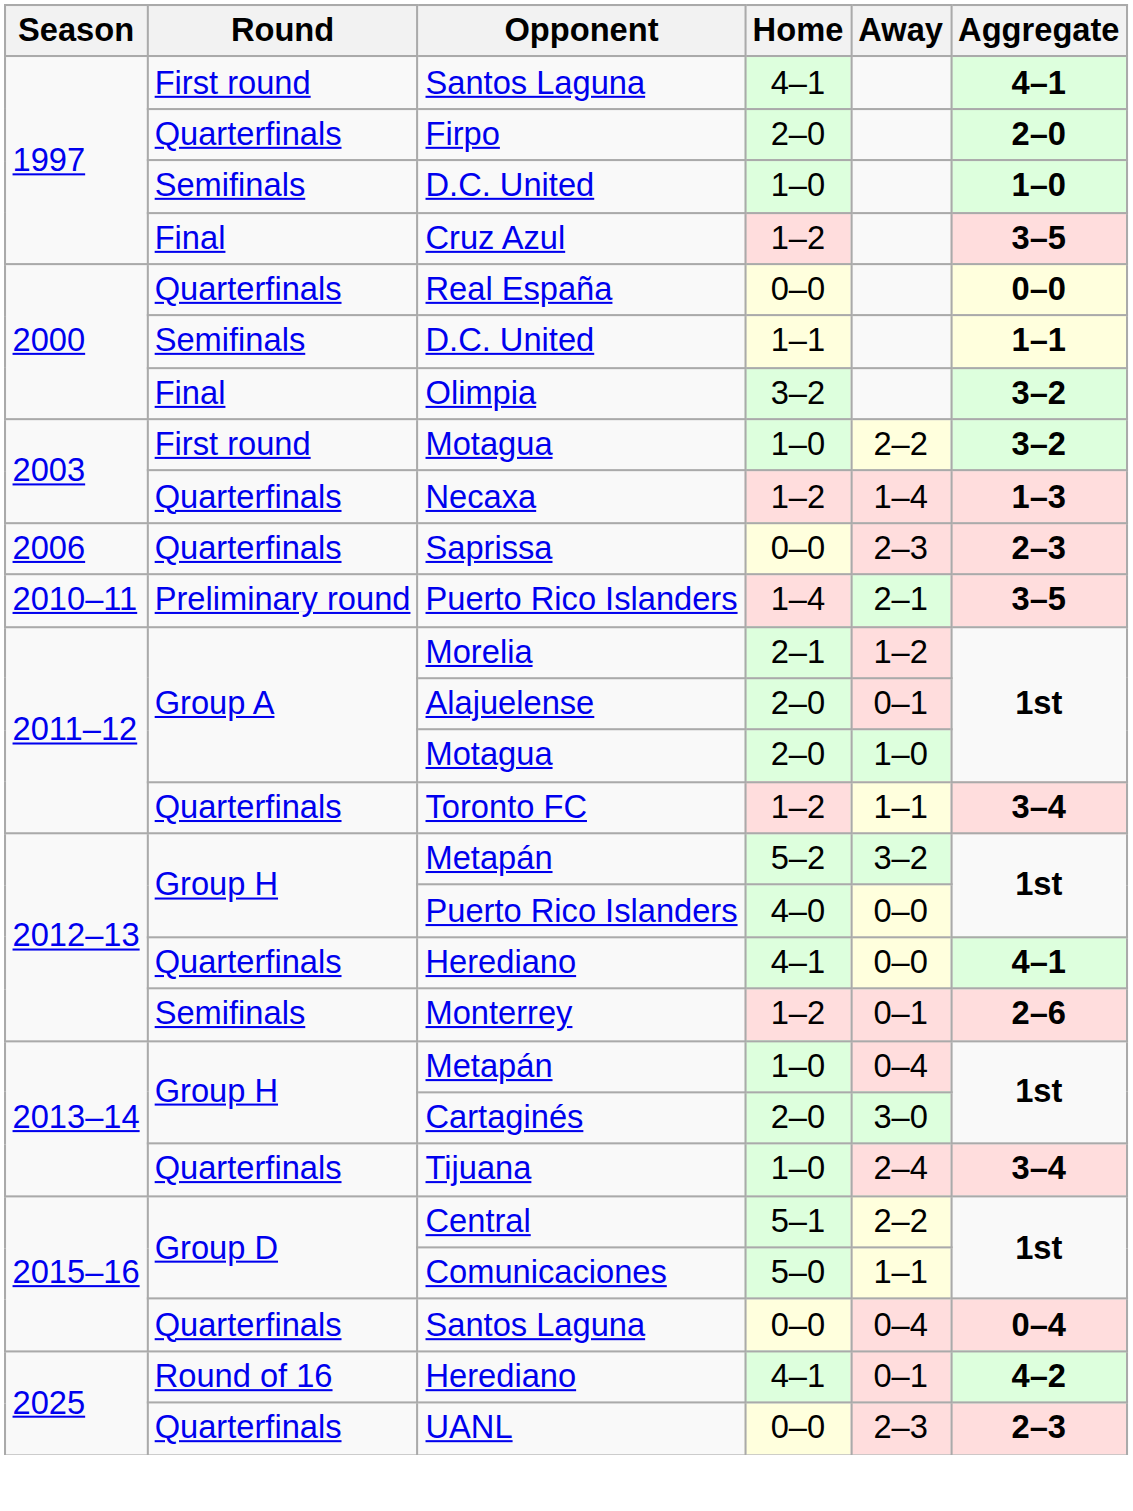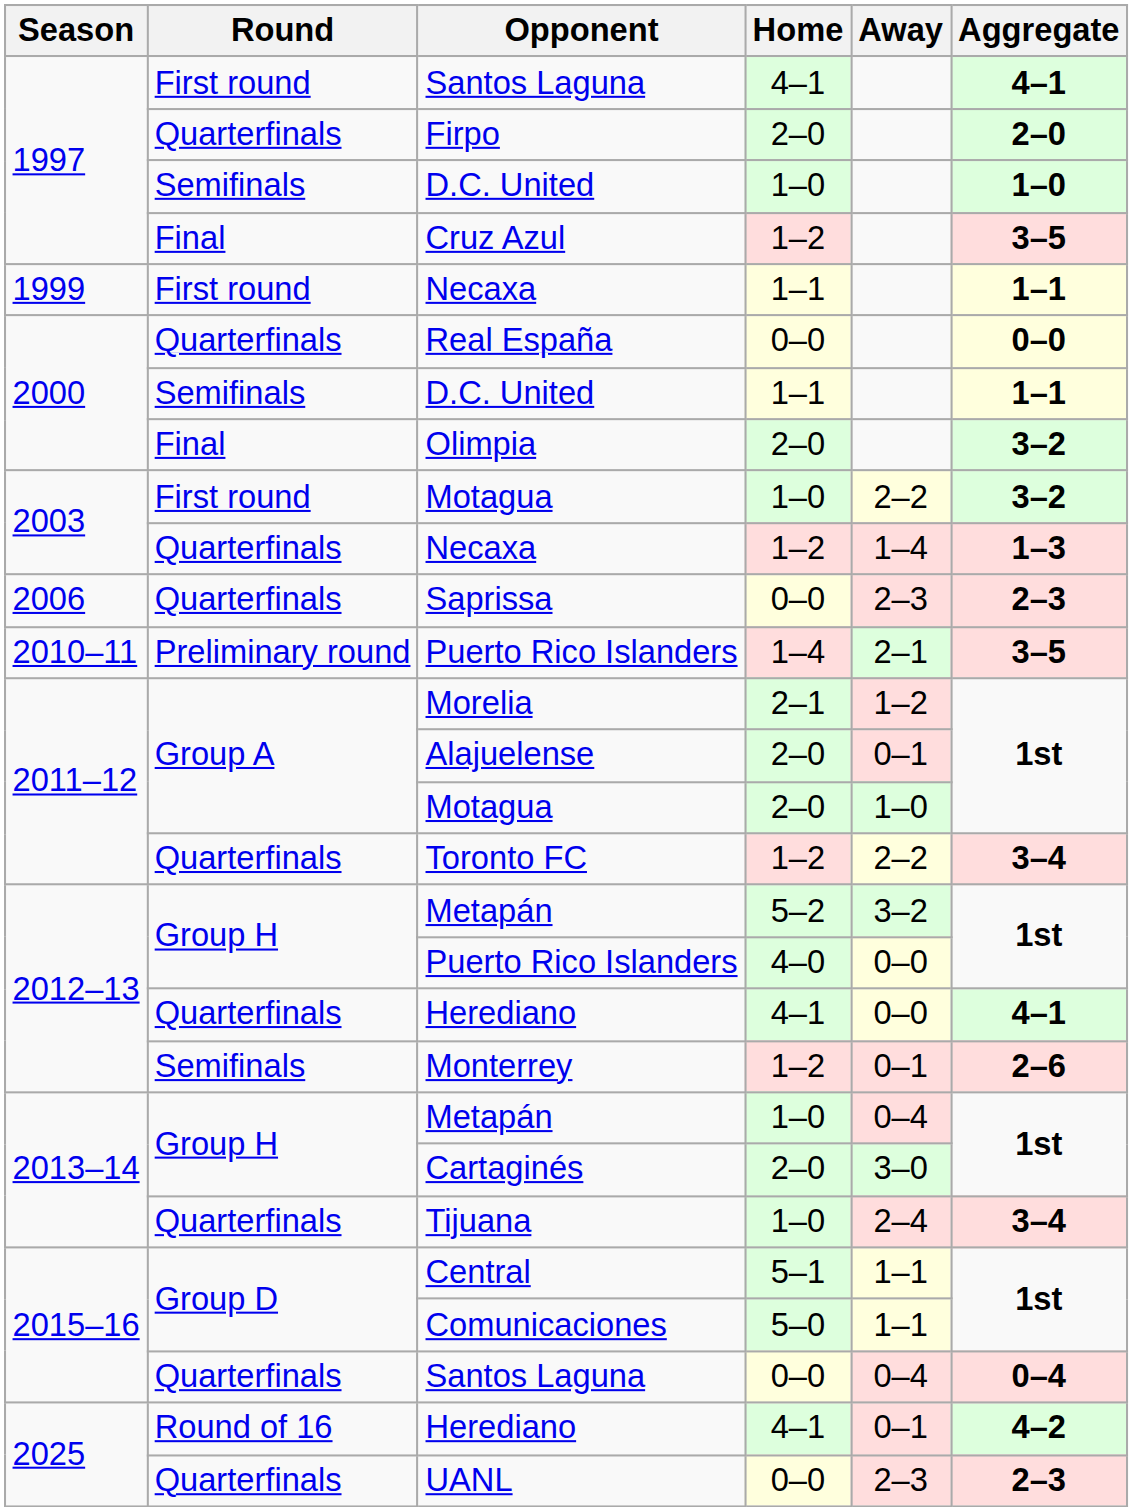+ row: (49, 289)
(798, 392) 3–2 -> (798, 444) 2–0
(901, 806) 1–1 -> (901, 858) 2–2
(901, 1220) 2–2 -> (901, 1272) 1–1
